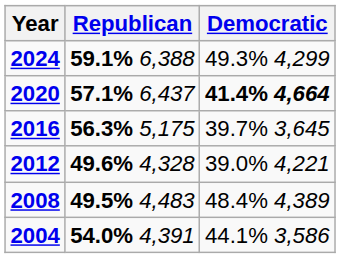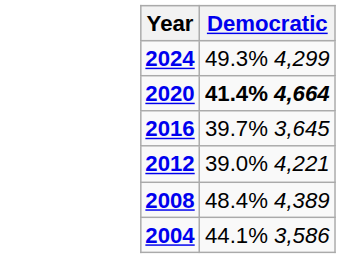- column: (132, 23)
